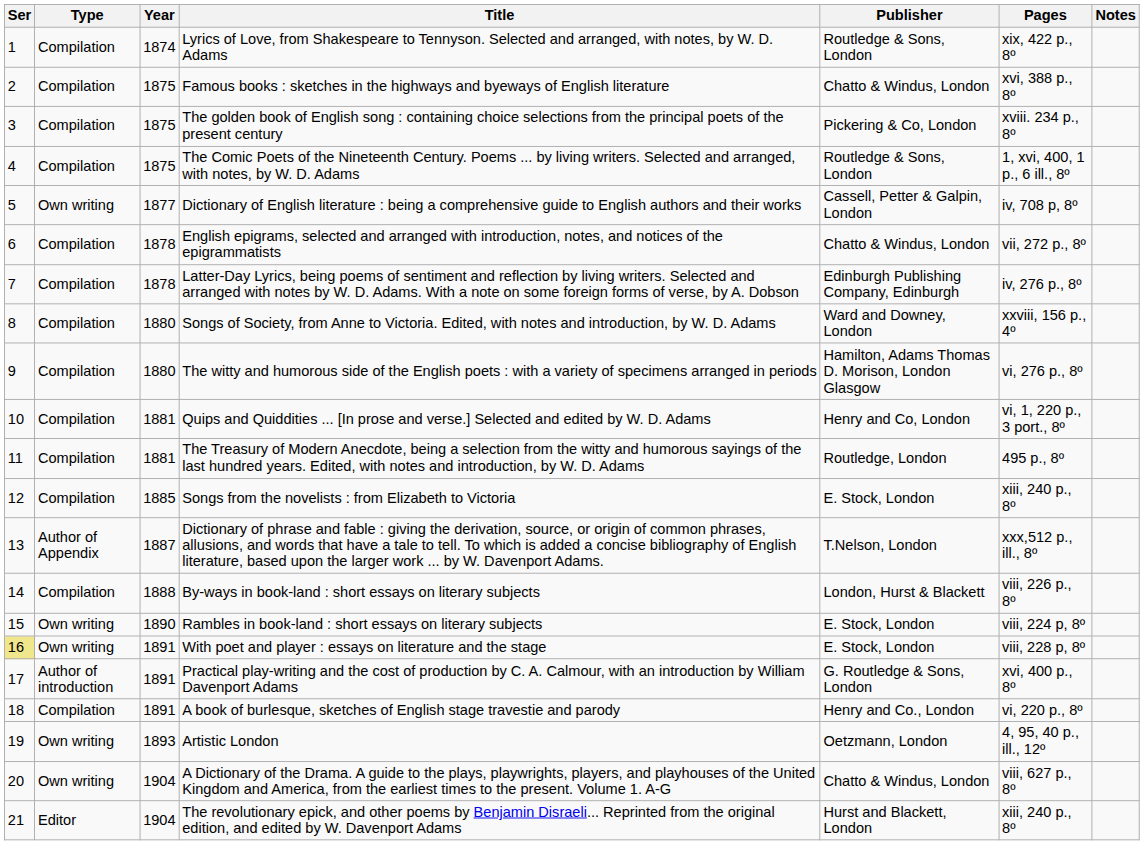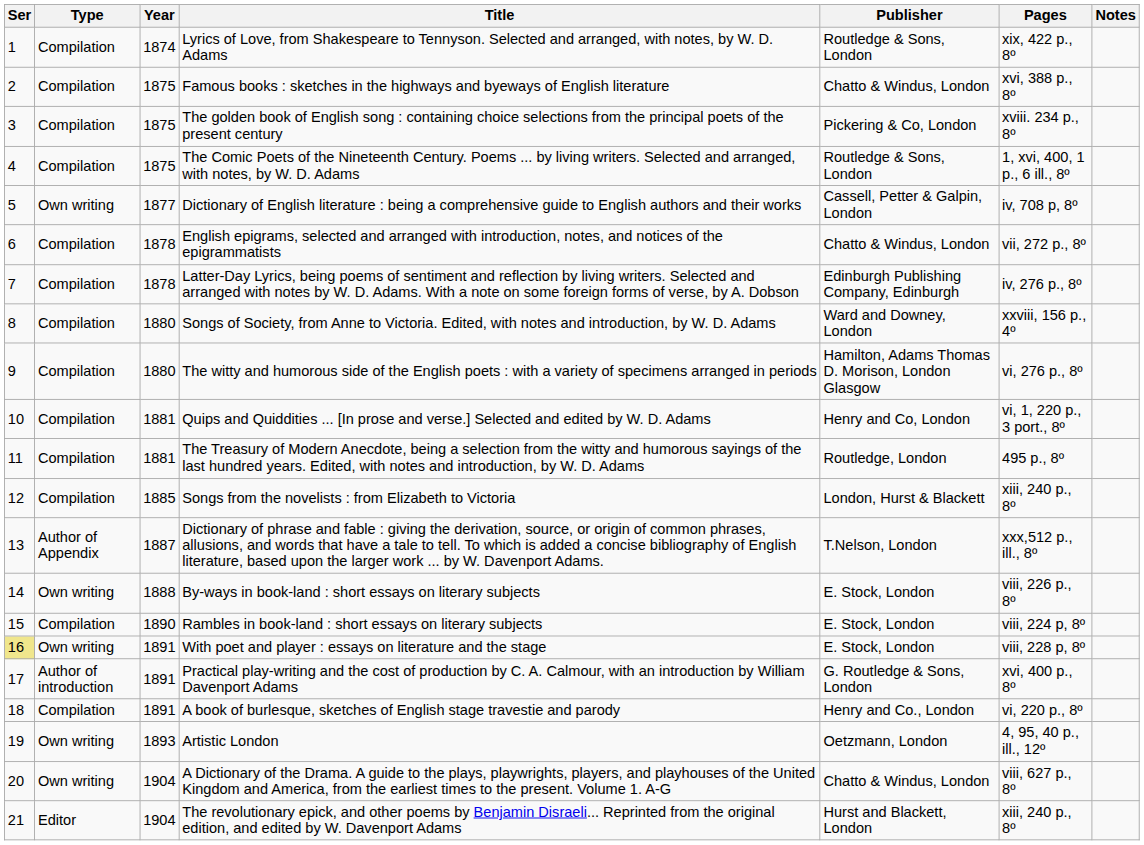(879, 497) E. Stock, London -> (904, 497) London, Hurst & Blackett
(76, 593) Compilation -> (76, 593) Own writing
(904, 593) London, Hurst & Blackett -> (879, 593) E. Stock, London
(76, 624) Own writing -> (76, 624) Compilation
